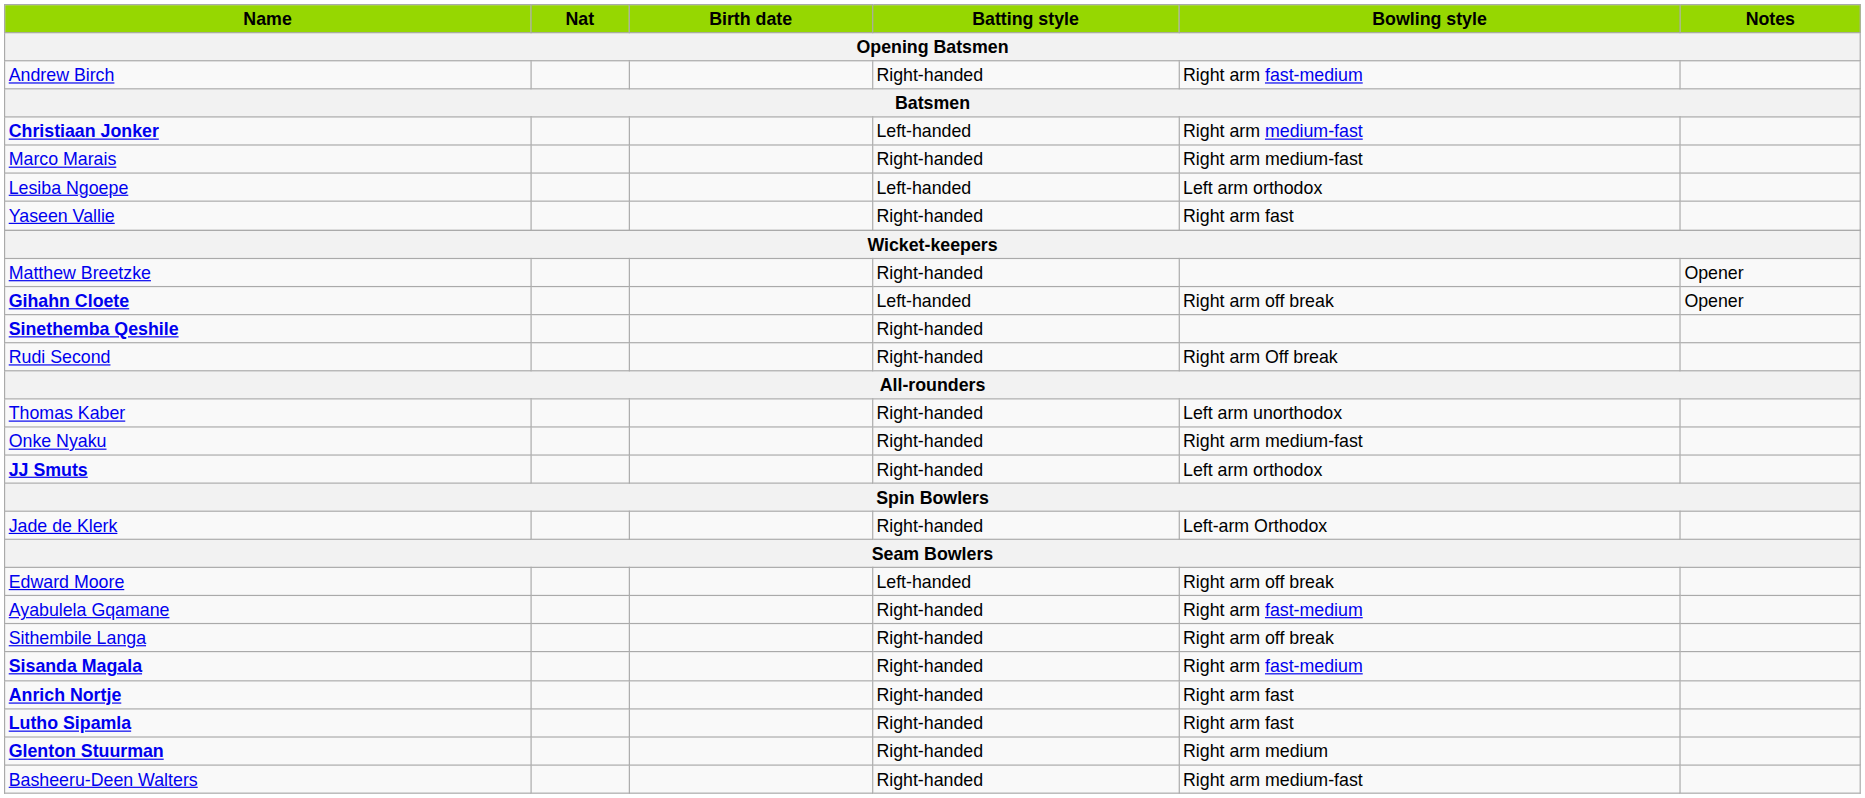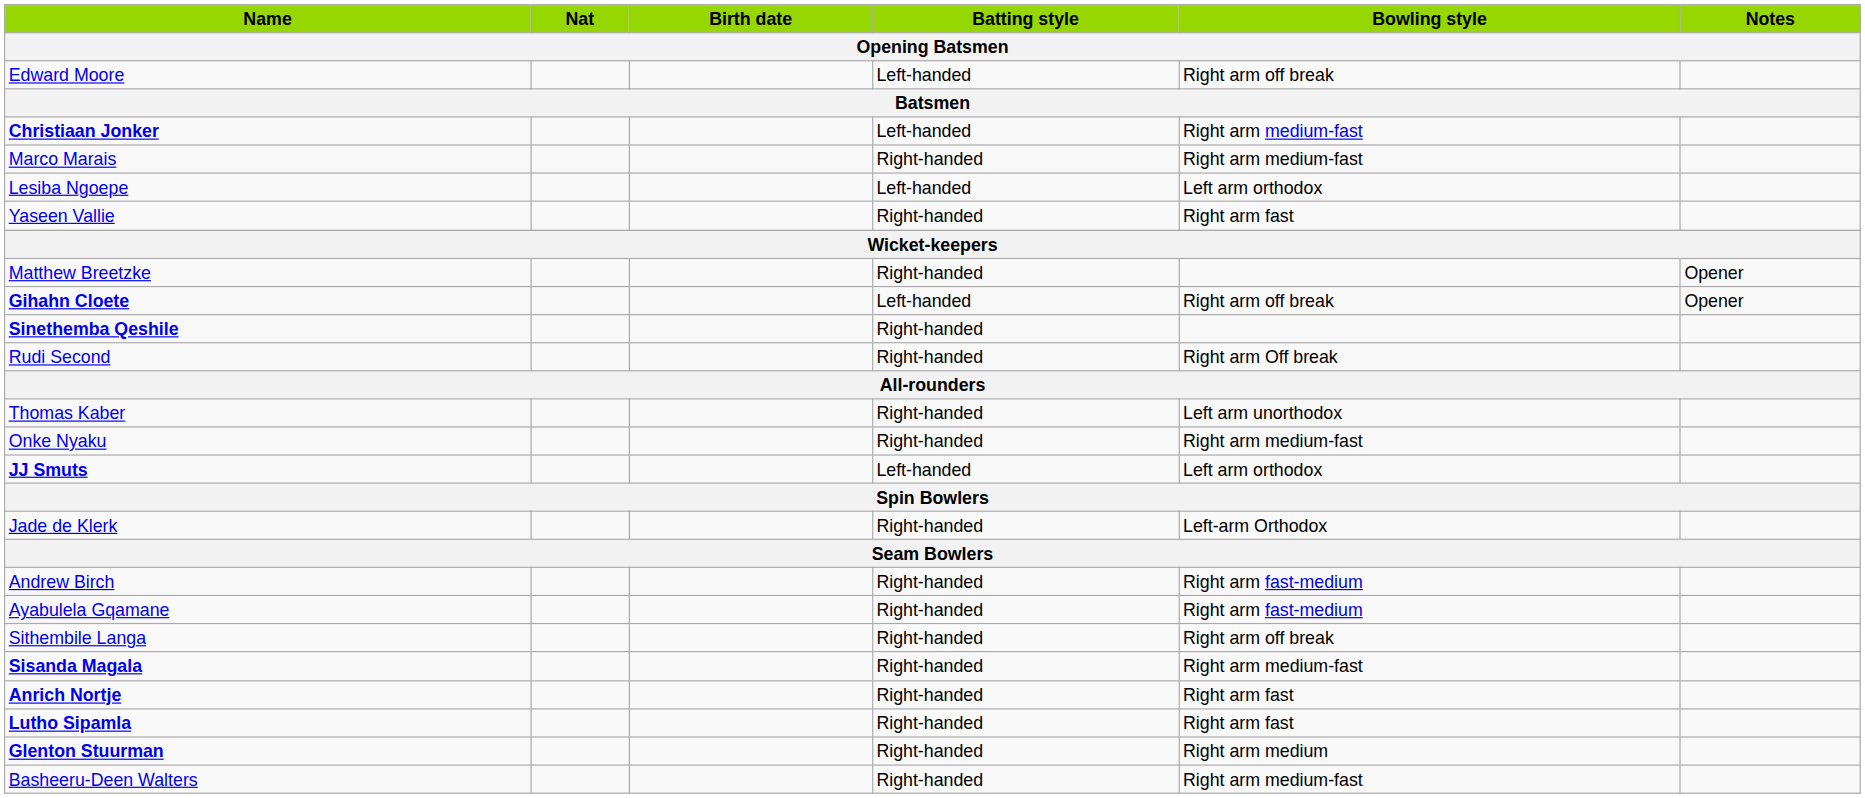rows swapped: (66, 582) <-> (62, 75)
(930, 469) Right-handed -> (924, 469) Left-handed
(1273, 666) Right arm fast-medium -> (1273, 666) Right arm medium-fast
